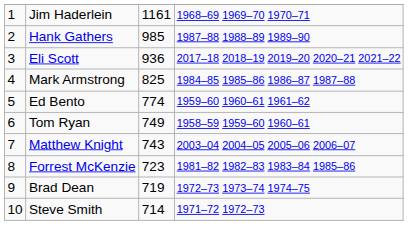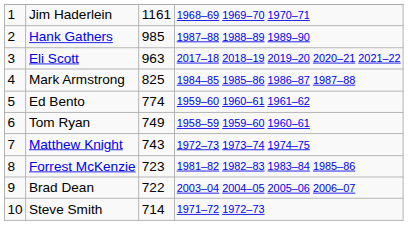(153, 58) 936 -> (153, 58) 963
(266, 145) 2003–04 2004–05 2005–06 2006–07 -> (243, 145) 1972–73 1973–74 1974–75
(153, 187) 719 -> (153, 187) 722
(243, 188) 1972–73 1973–74 1974–75 -> (266, 188) 2003–04 2004–05 2005–06 2006–07
